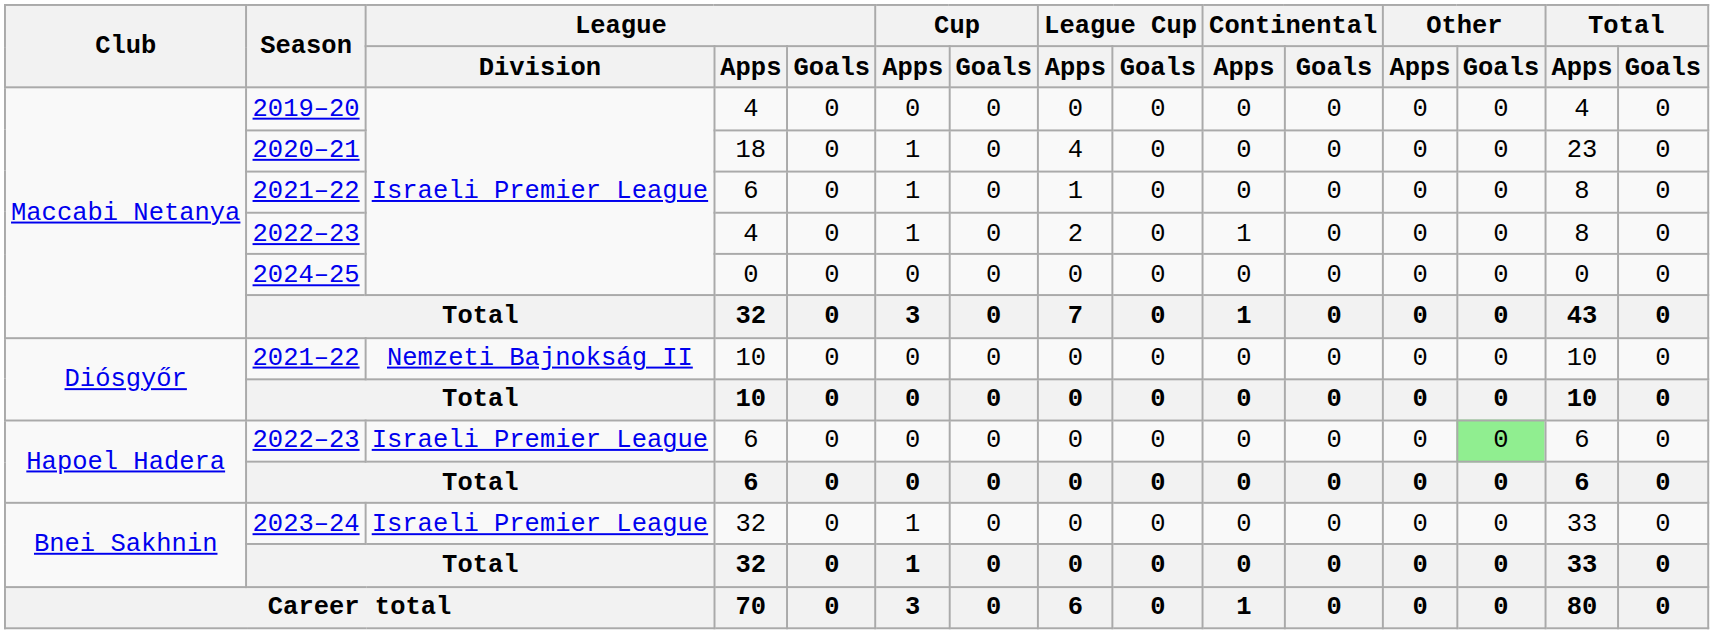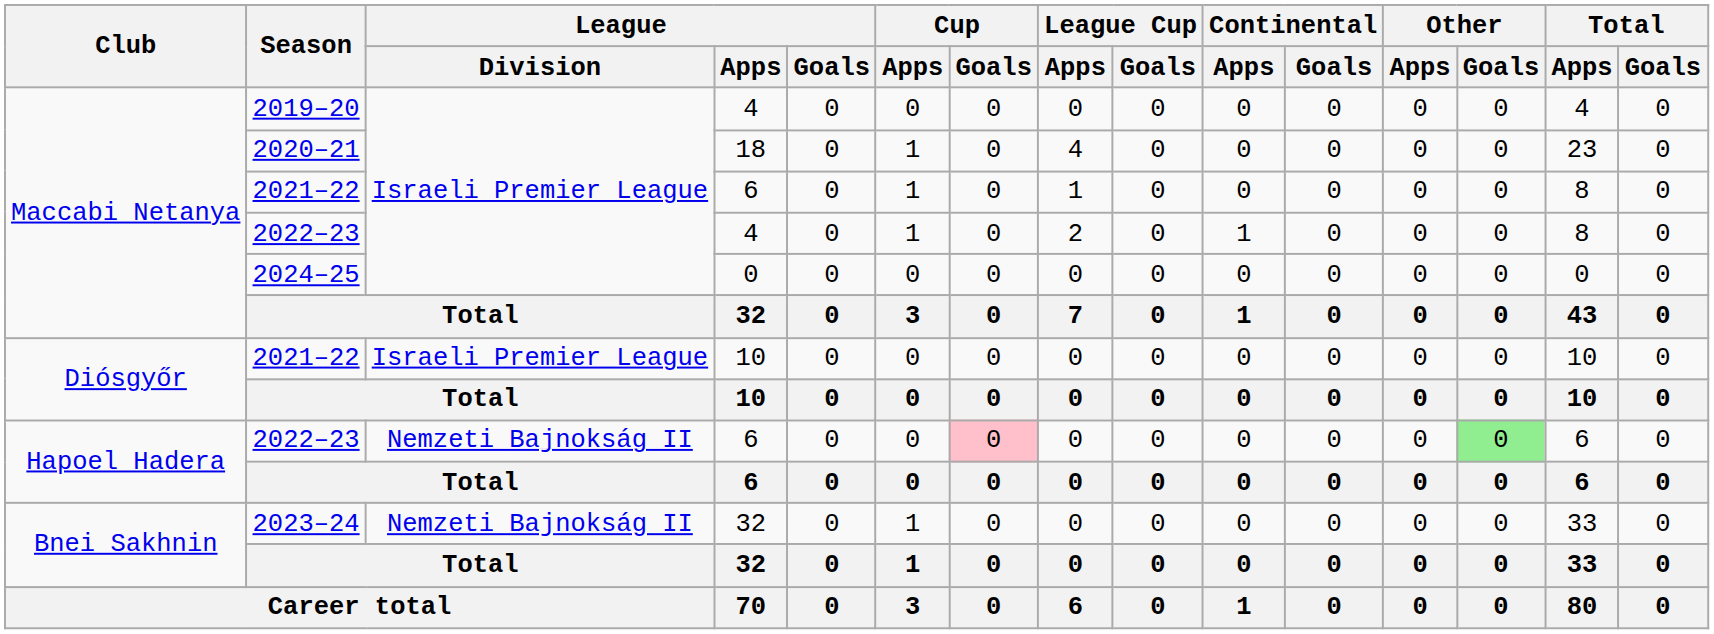(540, 358) Nemzeti Bajnokság II -> (540, 358) Israeli Premier League
(540, 441) Israeli Premier League -> (540, 441) Nemzeti Bajnokság II
(994, 441) no background -> (994, 441) pink background
(540, 524) Israeli Premier League -> (540, 524) Nemzeti Bajnokság II
